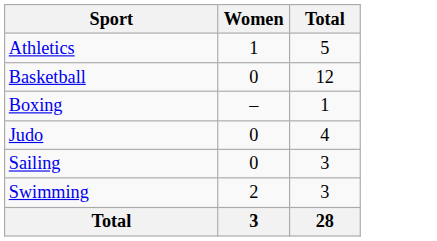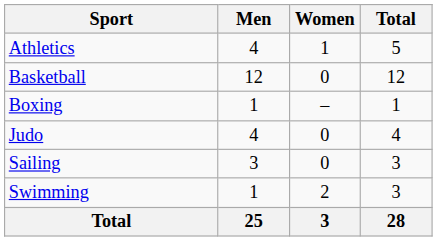+ column: (254, 18)
